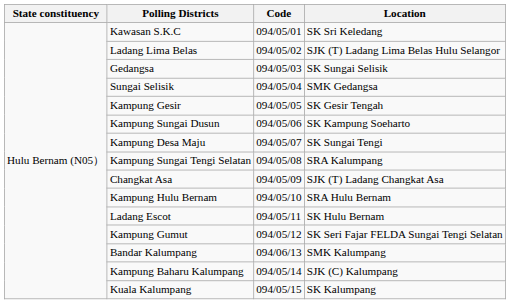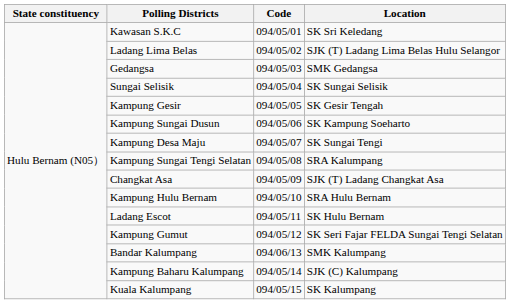(347, 68) SK Sungai Selisik -> (342, 68) SMK Gedangsa
(342, 86) SMK Gedangsa -> (347, 86) SK Sungai Selisik
